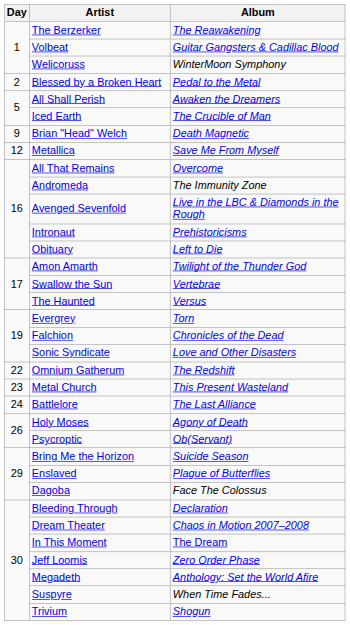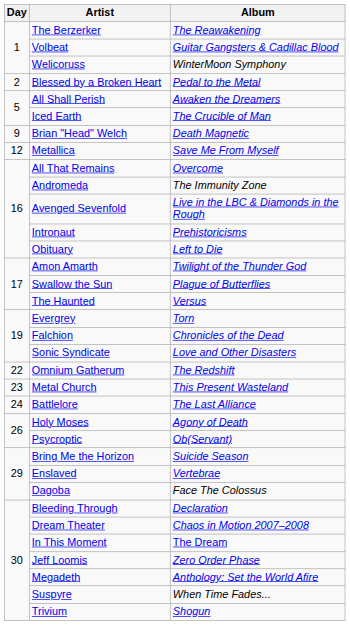(197, 284) Vertebrae -> (222, 284) Plague of Butterflies
(222, 473) Plague of Butterflies -> (197, 473) Vertebrae
